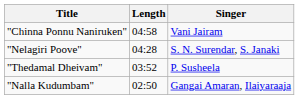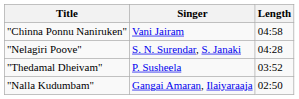columns swapped: (231, 13) <-> (149, 13)
